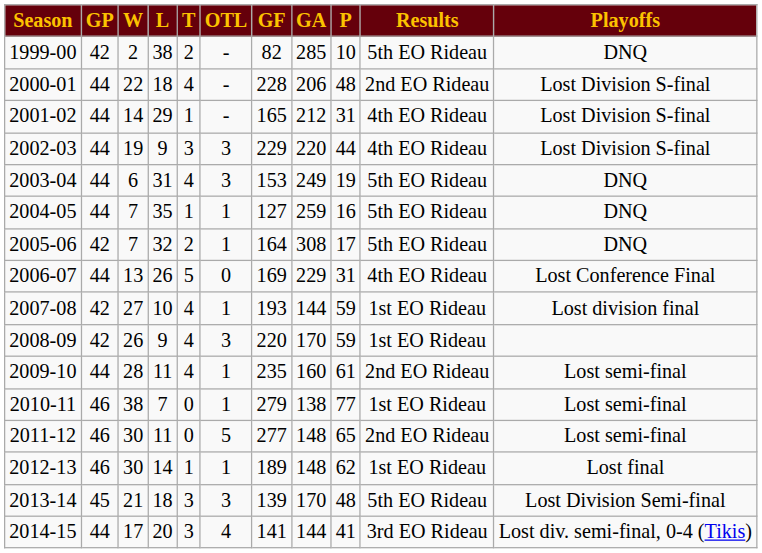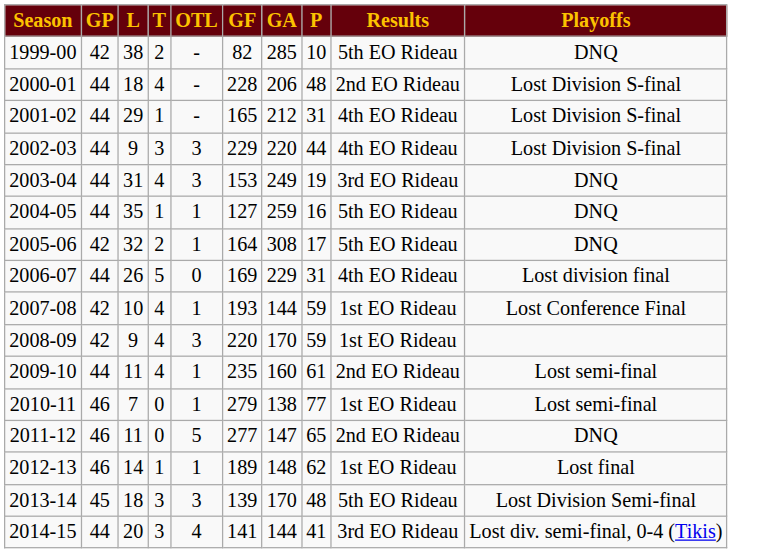- column: (133, 20)
(427, 180) 5th EO Rideau -> (398, 180) 3rd EO Rideau
(625, 276) Lost Conference Final -> (596, 276) Lost division final
(625, 308) Lost division final -> (596, 308) Lost Conference Final
(311, 436) 148 -> (282, 436) 147
(625, 436) Lost semi-final -> (596, 436) DNQ
